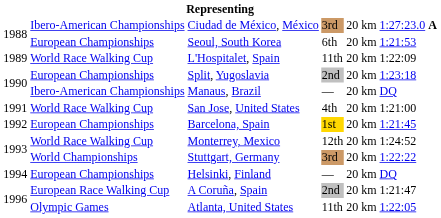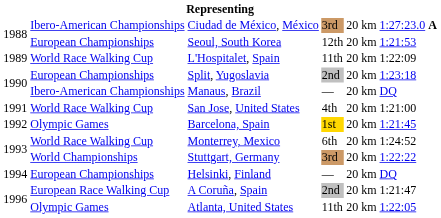(330, 42) 6th -> (333, 42) 12th
(92, 124) European Championships -> (69, 124) Olympic Games
(333, 141) 12th -> (330, 141) 6th
